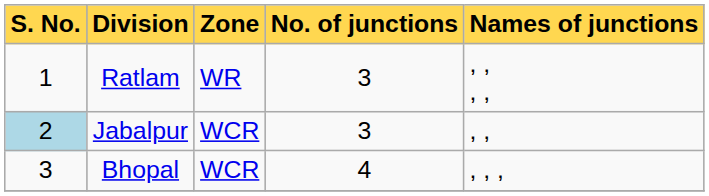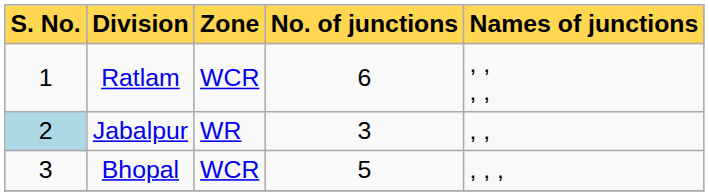(221, 77) WR -> (230, 77) WCR
(364, 77) 3 -> (364, 77) 6
(230, 130) WCR -> (221, 130) WR
(364, 170) 4 -> (364, 170) 5
